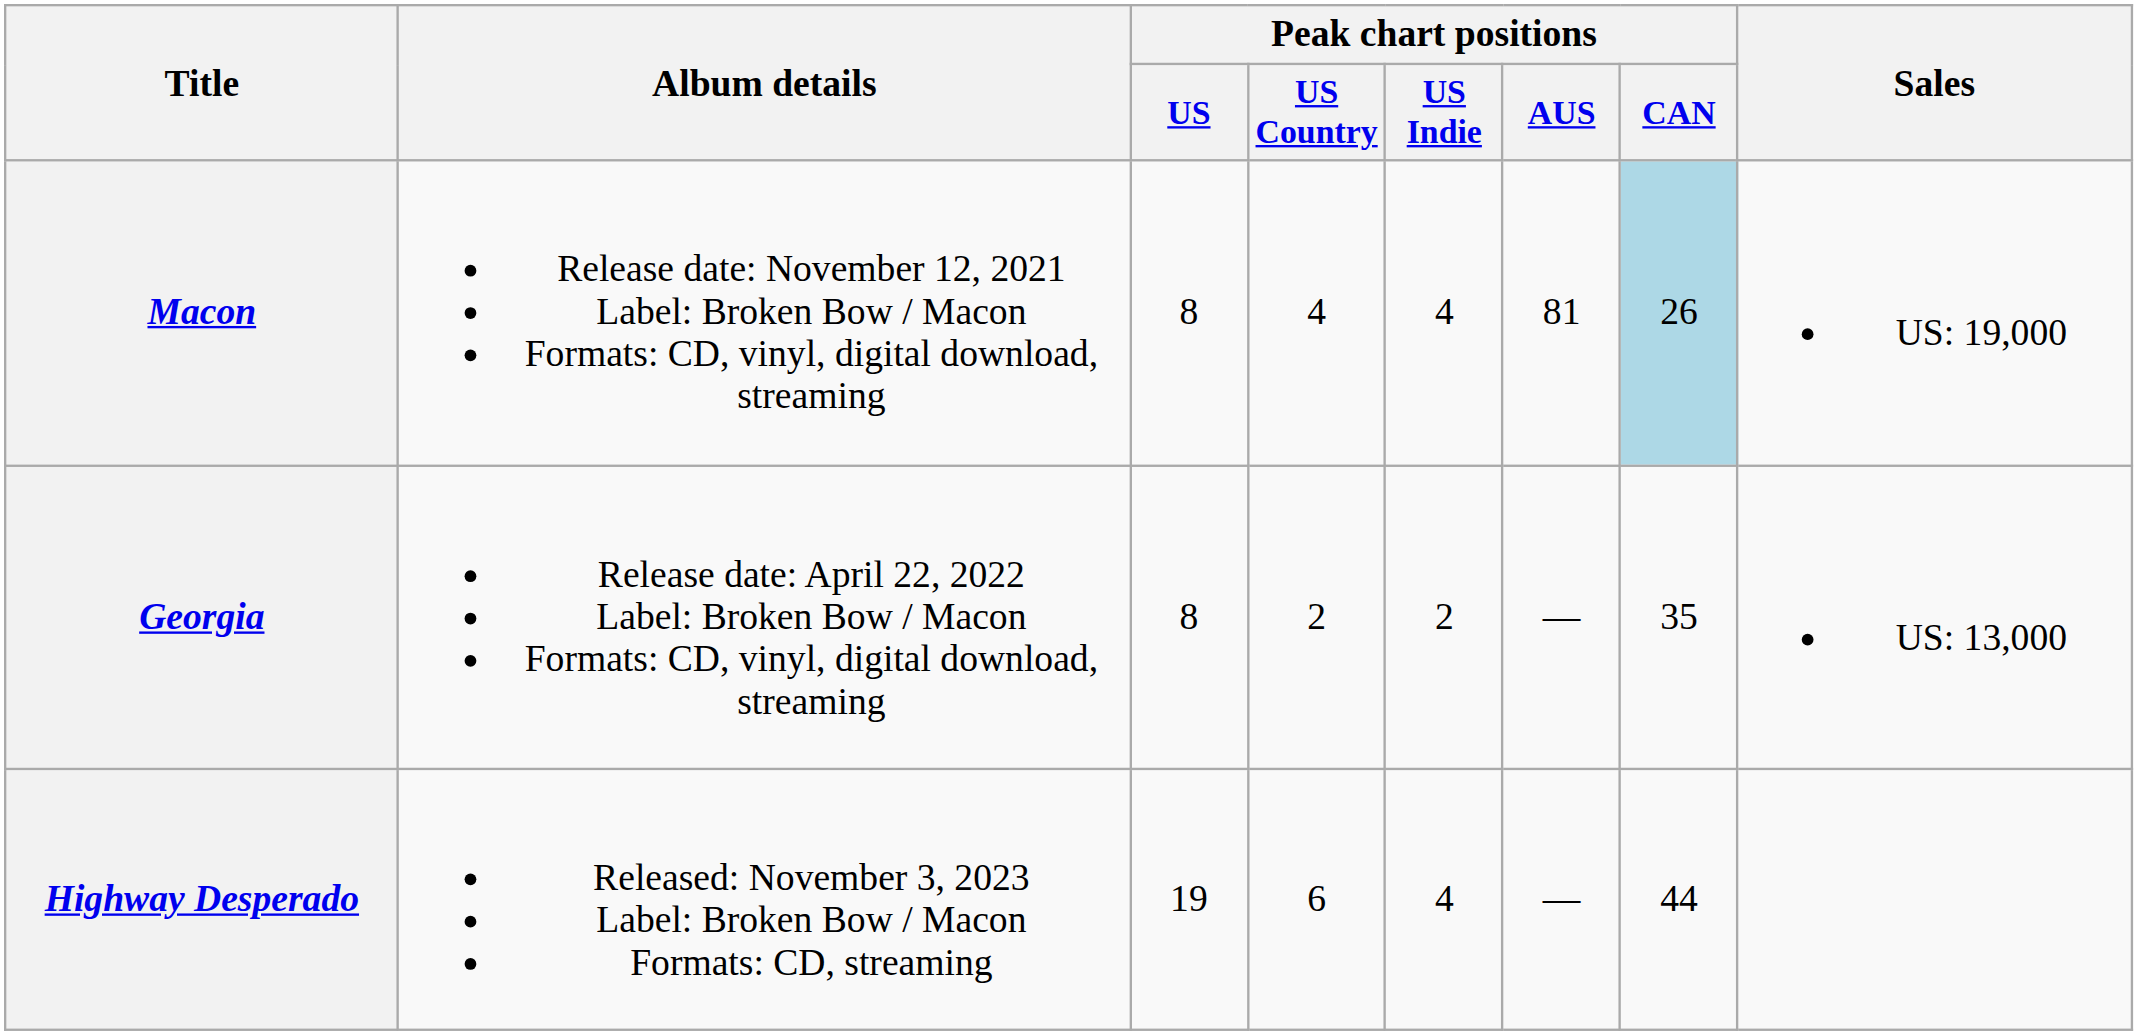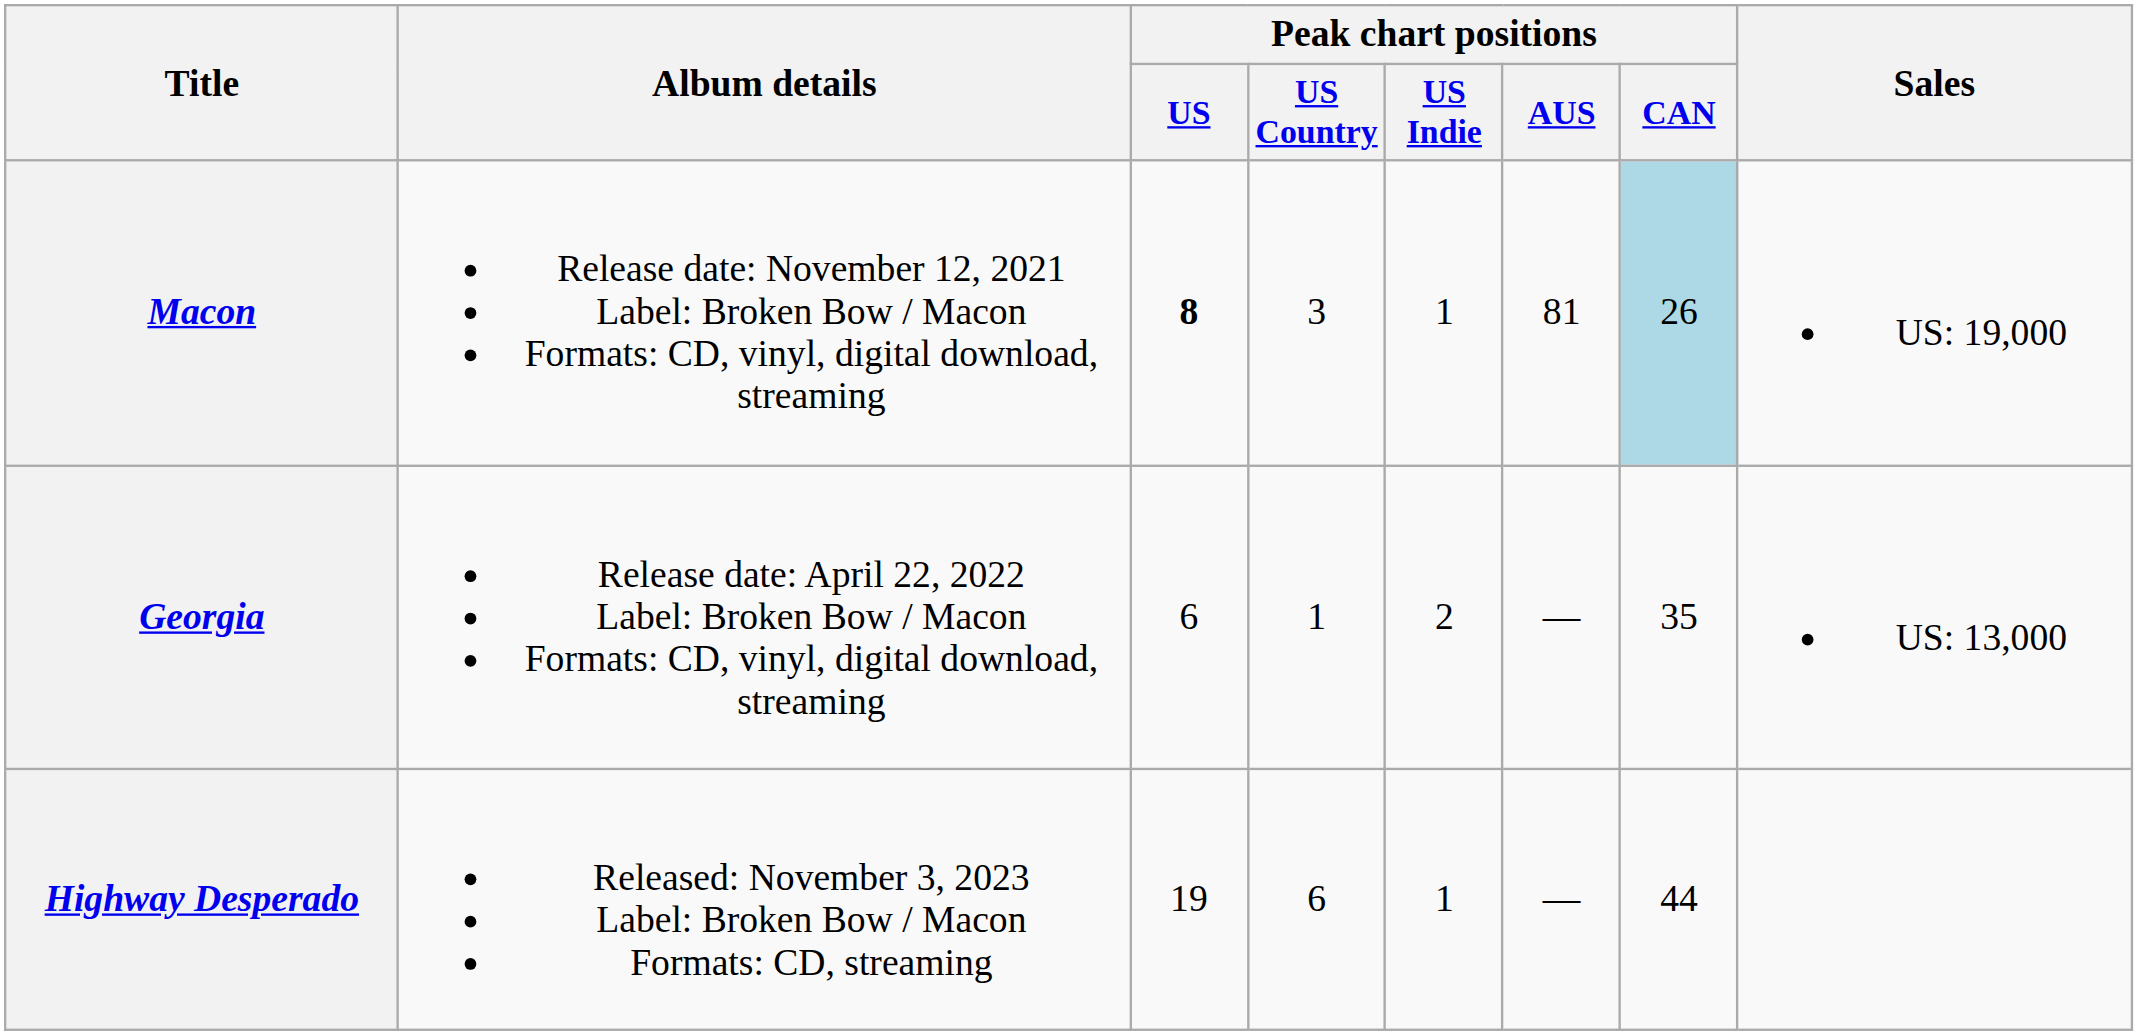(1189, 311) normal -> (1189, 311) bold
(1317, 311) 4 -> (1317, 311) 3
(1444, 311) 4 -> (1444, 311) 1
(1189, 615) 8 -> (1189, 615) 6
(1317, 615) 2 -> (1317, 615) 1
(1444, 898) 4 -> (1444, 898) 1
